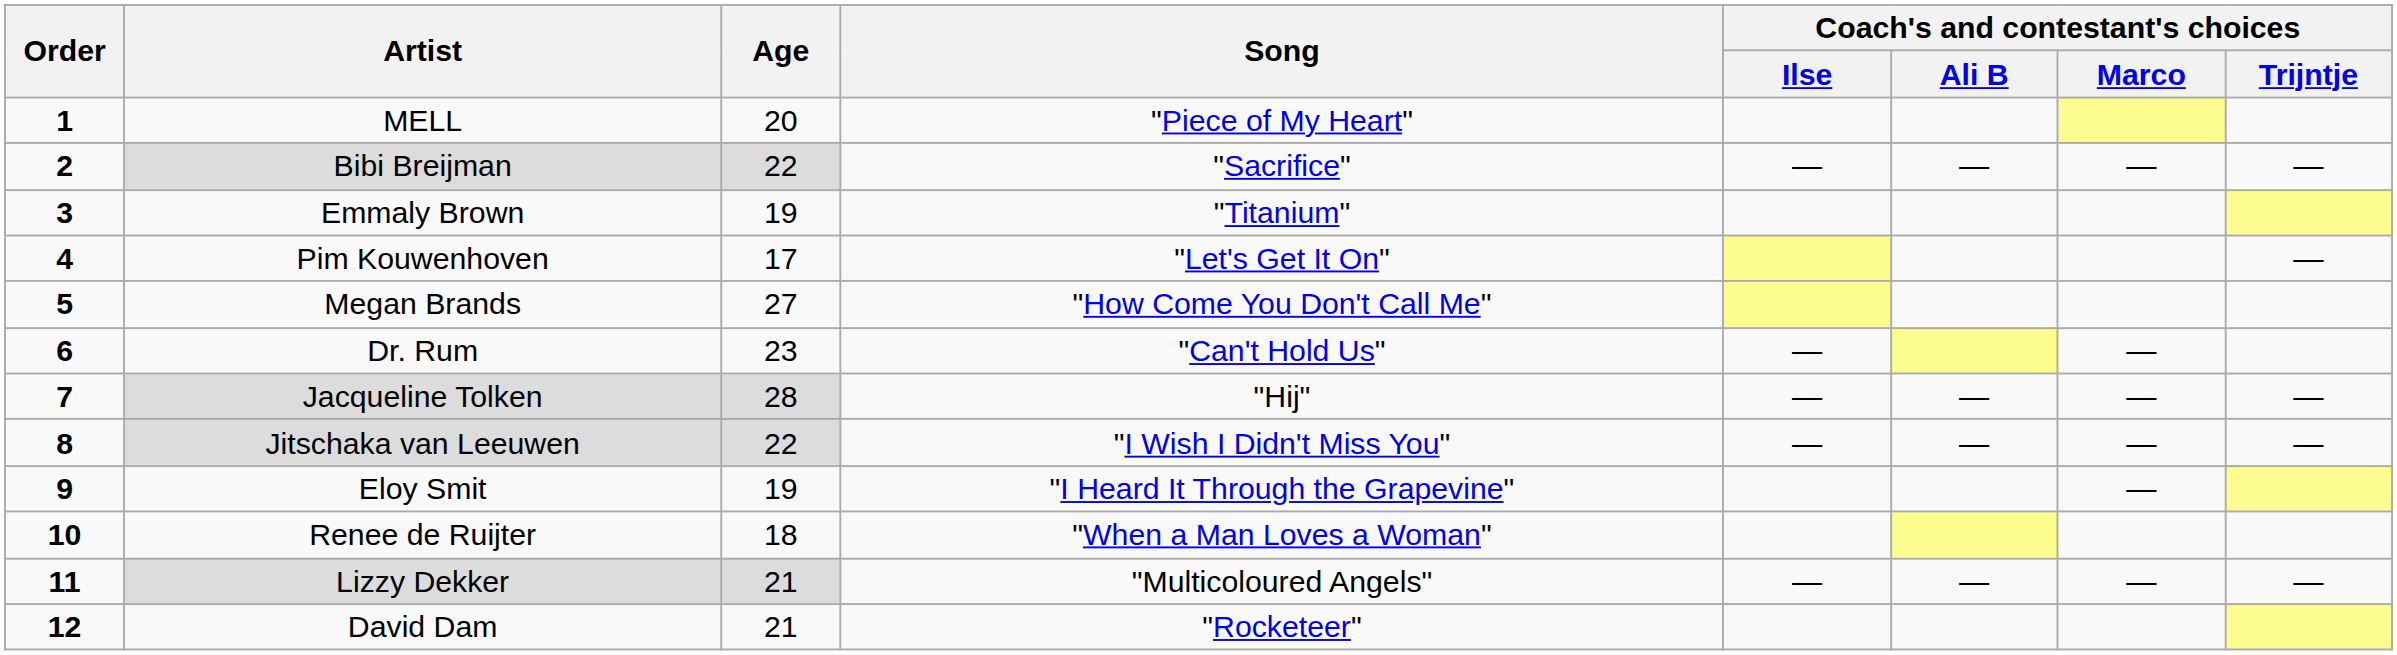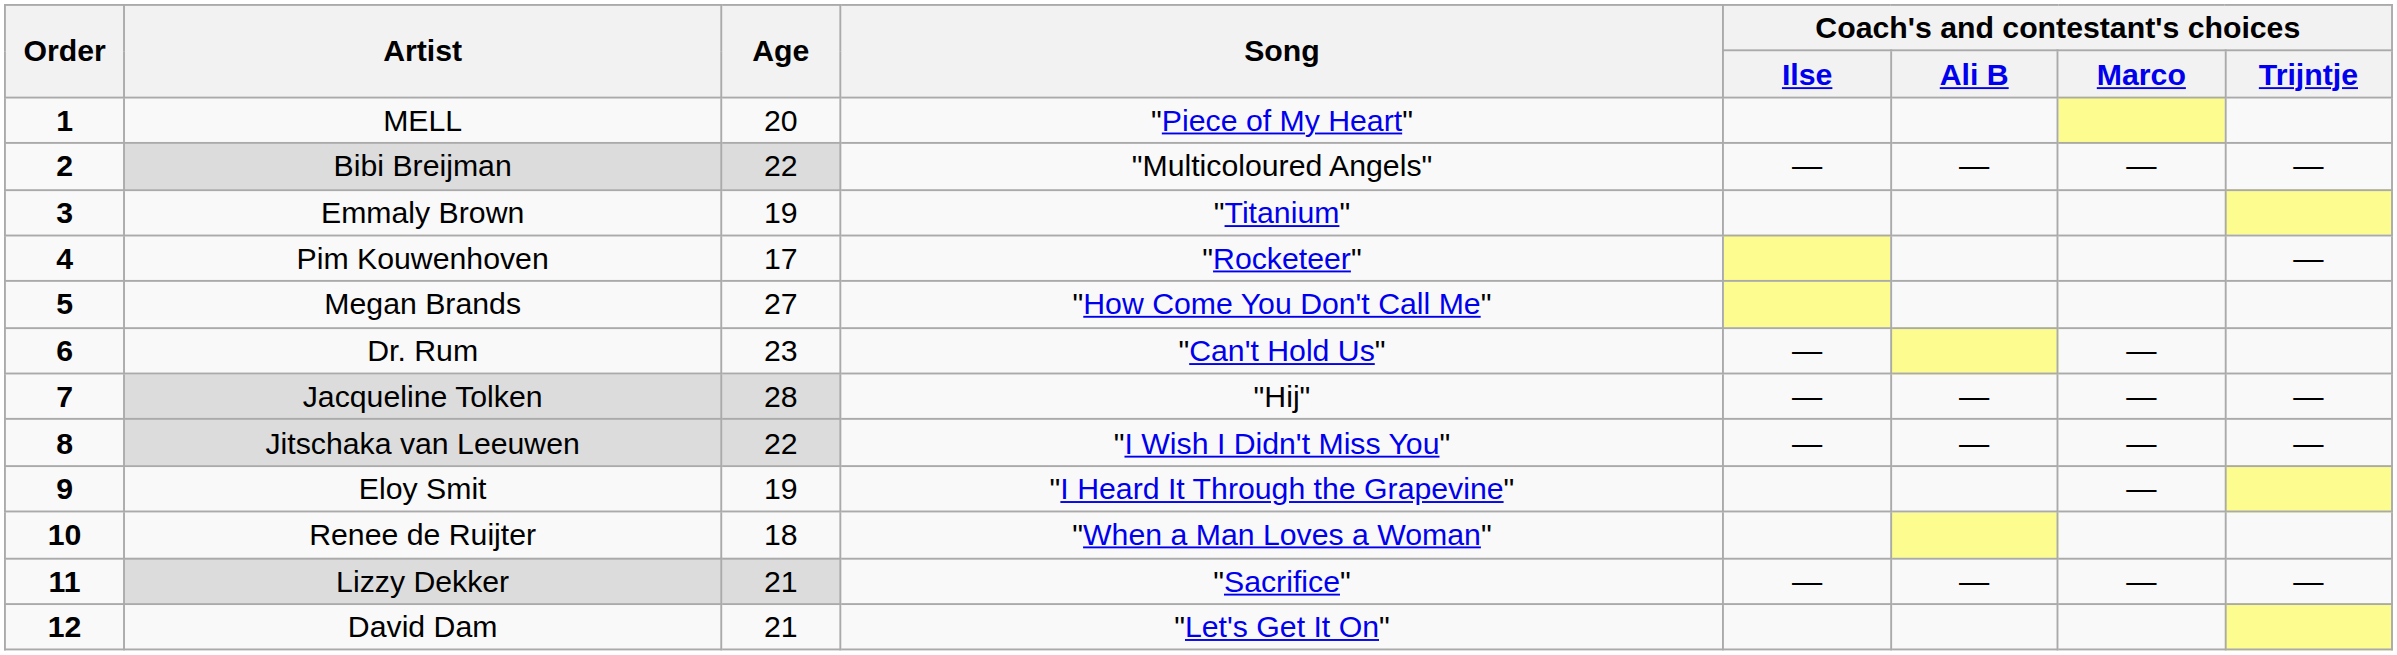(1282, 166) "Sacrifice" -> (1282, 166) "Multicoloured Angels"
(1282, 258) "Let's Get It On" -> (1282, 258) "Rocketeer"
(1282, 581) "Multicoloured Angels" -> (1282, 581) "Sacrifice"
(1282, 627) "Rocketeer" -> (1282, 627) "Let's Get It On"
